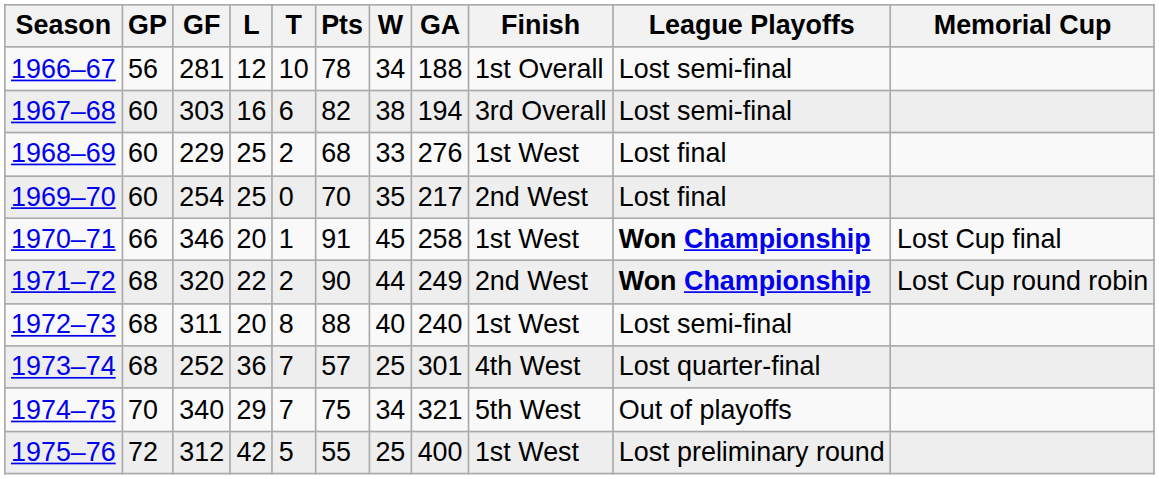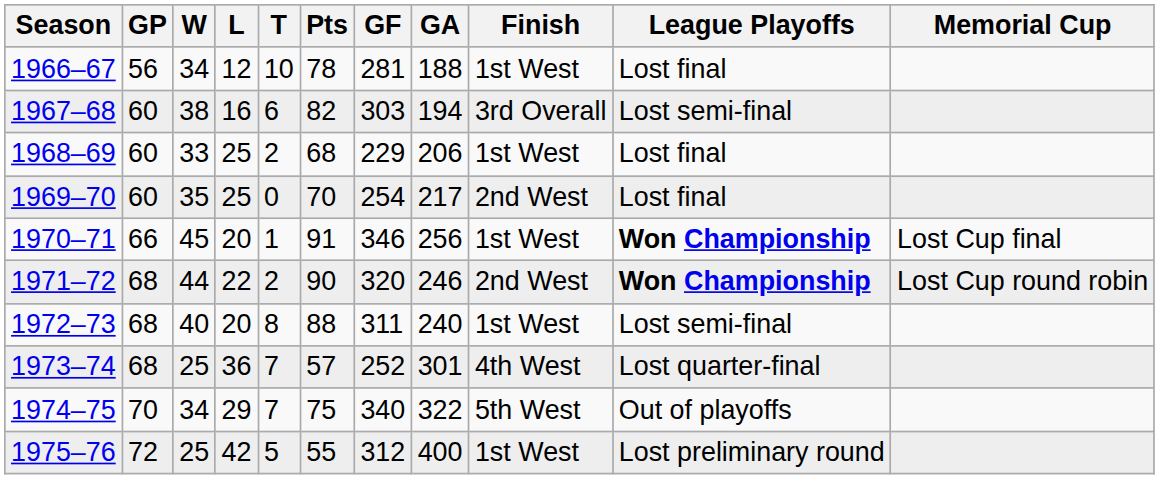columns swapped: (390, 25) <-> (202, 25)
(539, 68) 1st Overall -> (527, 68) 1st West
(705, 68) Lost semi-final -> (673, 68) Lost final
(440, 153) 276 -> (440, 153) 206
(440, 238) 258 -> (440, 238) 256
(440, 281) 249 -> (440, 281) 246
(440, 409) 321 -> (440, 409) 322
